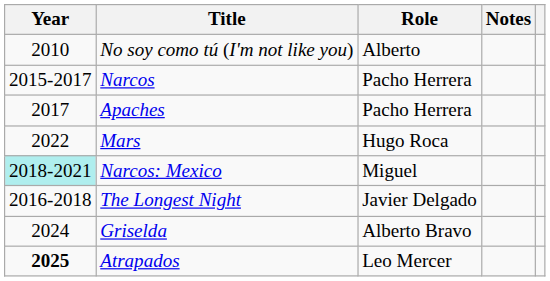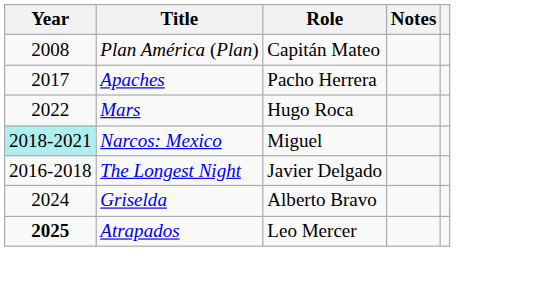+ row: (179, 49)
- row: (227, 49)
- row: (127, 79)
